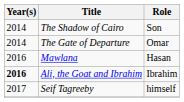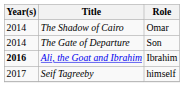(154, 27) Son -> (158, 27) Omar
(158, 43) Omar -> (154, 43) Son
- row: (59, 58)
